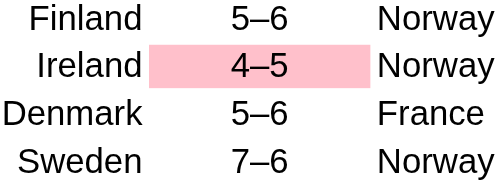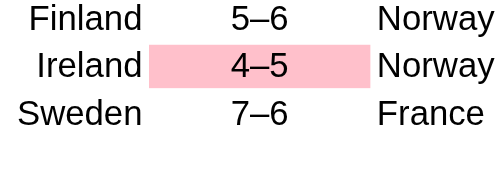- row: (72, 113)
(436, 161) Norway -> (431, 113) France
